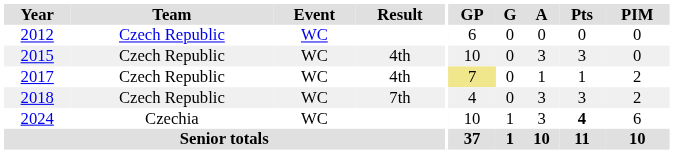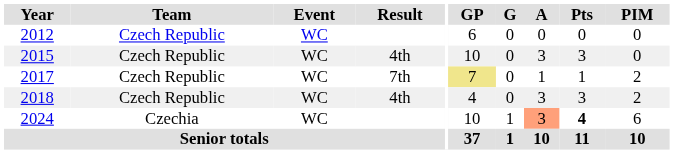(400, 76) 4th -> (400, 76) 7th
(400, 97) 7th -> (400, 97) 4th
(542, 118) no background -> (542, 118) lightsalmon background
